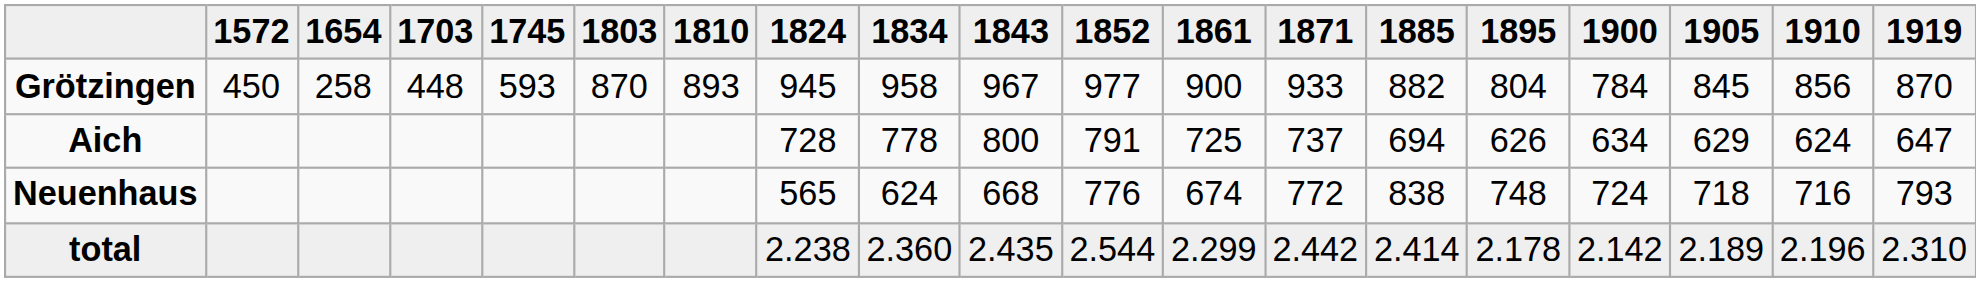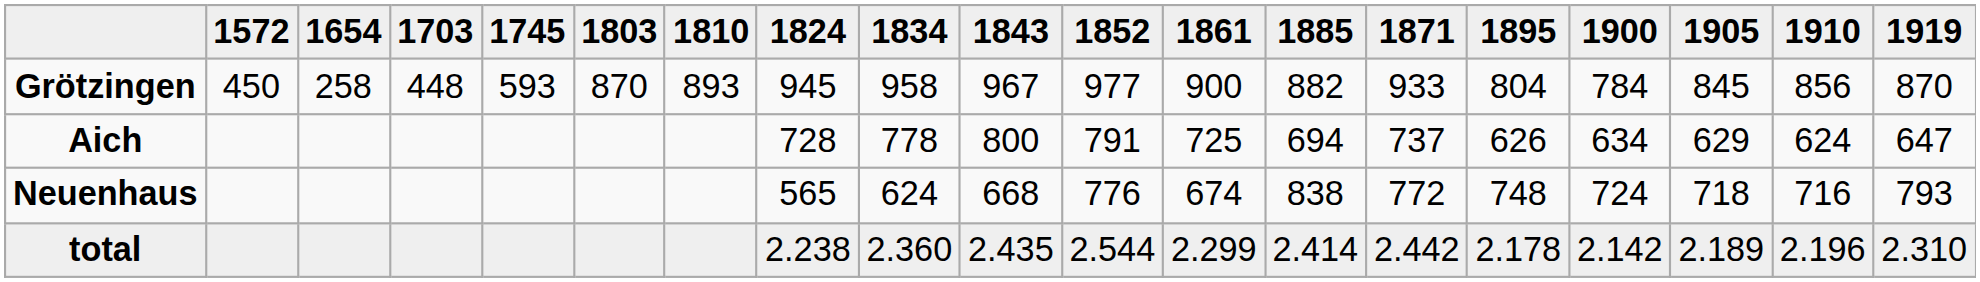columns swapped: (1315, 31) <-> (1417, 31)
